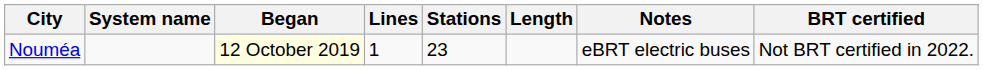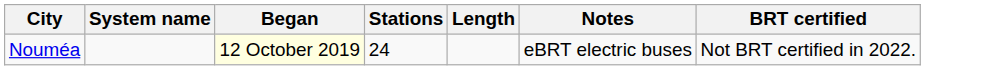- column: (393, 19)
(437, 49) 23 -> (379, 49) 24
